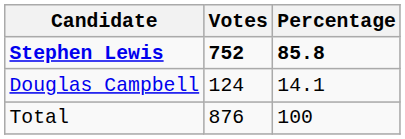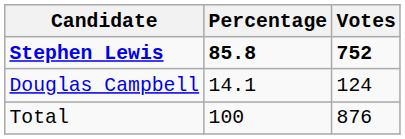columns swapped: (238, 21) <-> (337, 21)
